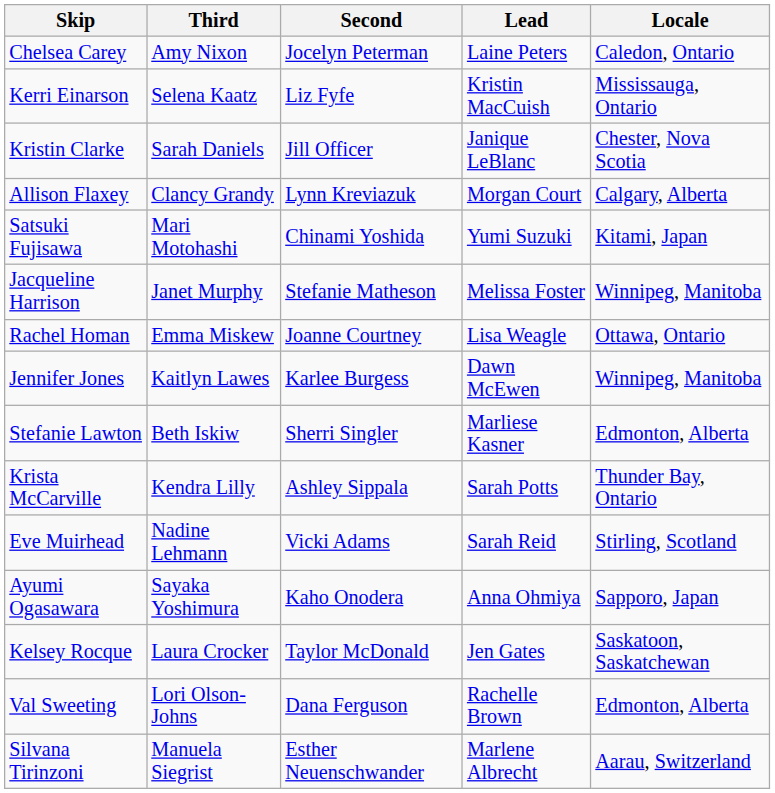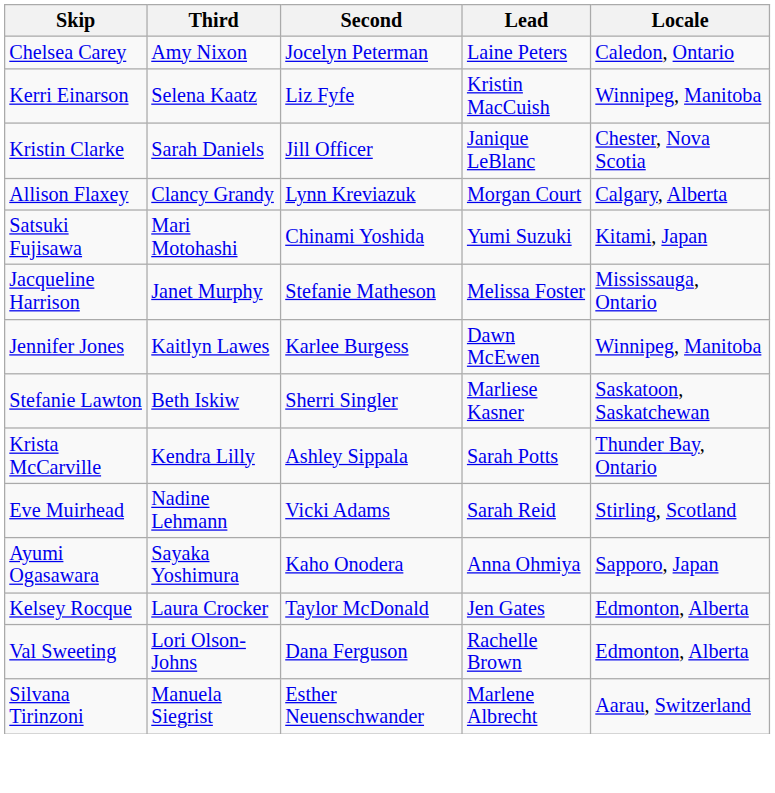(647, 95) Mississauga, Ontario -> (678, 95) Winnipeg, Manitoba
(678, 291) Winnipeg, Manitoba -> (647, 291) Mississauga, Ontario
- row: (69, 335)
(672, 432) Edmonton, Alberta -> (652, 401) Saskatoon, Saskatchewan
(652, 651) Saskatoon, Saskatchewan -> (672, 608) Edmonton, Alberta
